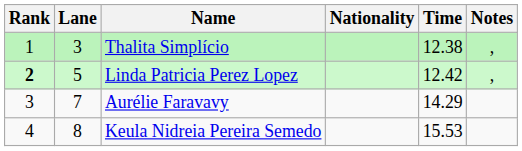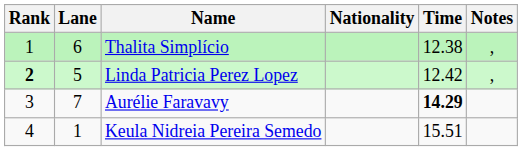(78, 46) 3 -> (78, 46) 6
(443, 103) normal -> (443, 103) bold
(78, 131) 8 -> (78, 131) 1
(443, 131) 15.53 -> (443, 131) 15.51
